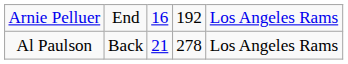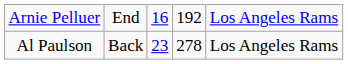(160, 45) 21 -> (160, 45) 23
